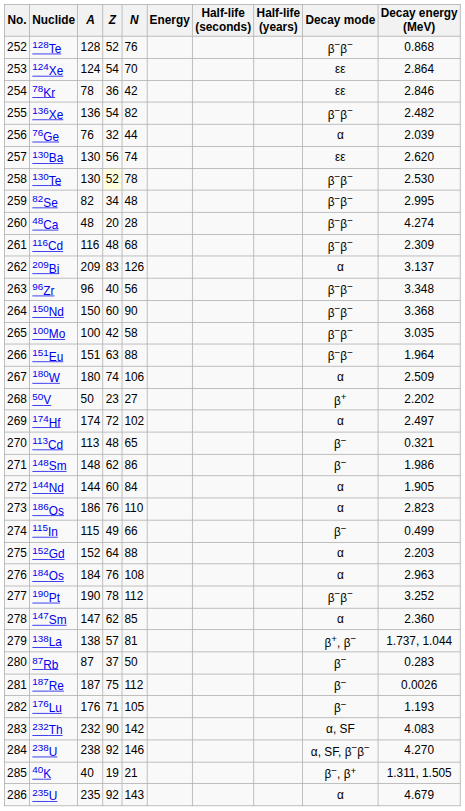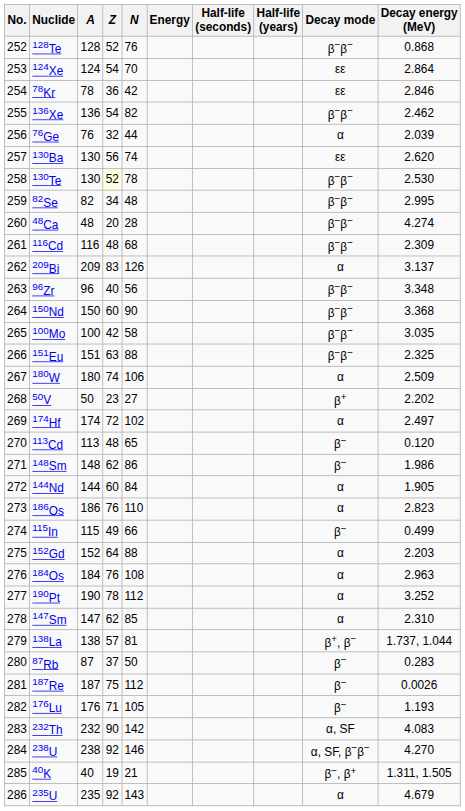(419, 113) 2.482 -> (419, 113) 2.462
(419, 355) 1.964 -> (419, 355) 2.325
(419, 443) 0.321 -> (419, 443) 0.120
(340, 597) β−β− -> (340, 597) α
(419, 619) 2.360 -> (419, 619) 2.310
